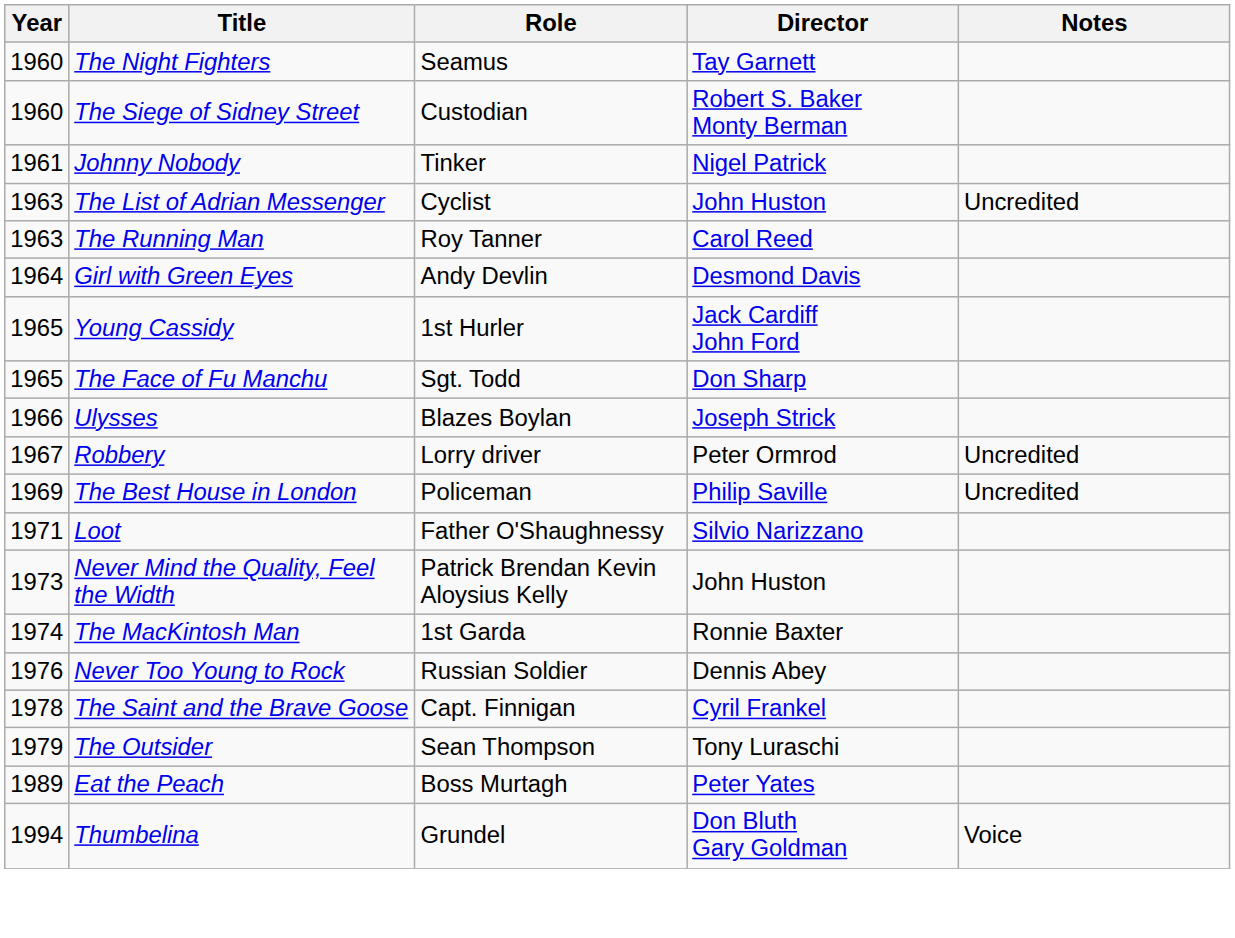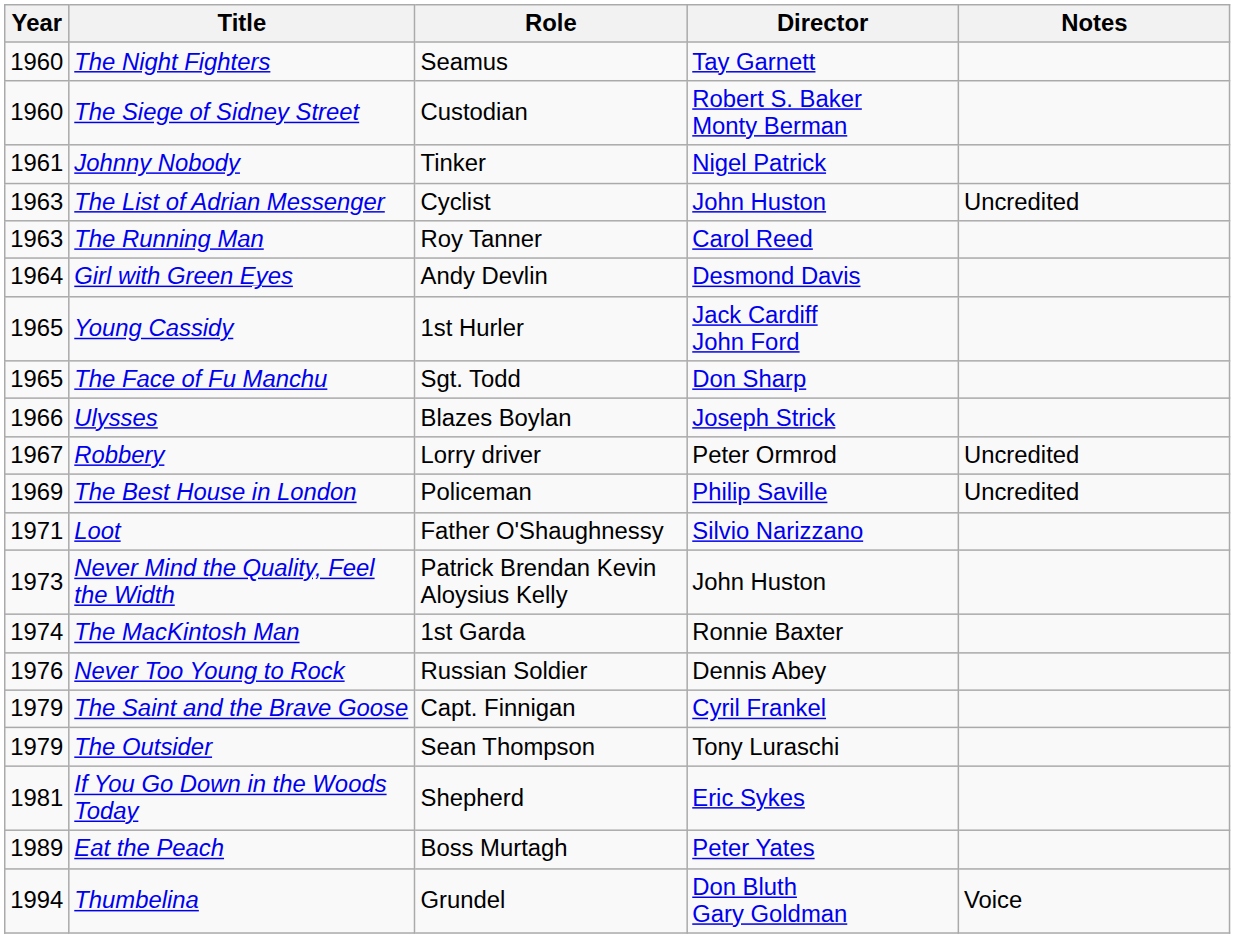(37, 708) 1978 -> (37, 708) 1979
+ row: (230, 797)
